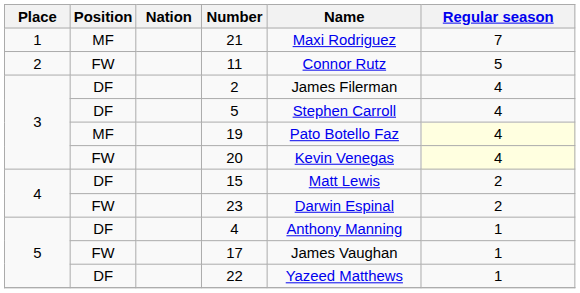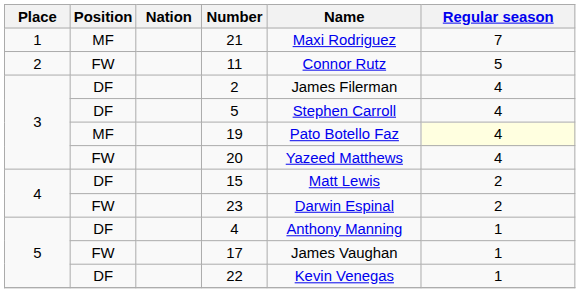(344, 158) Kevin Venegas -> (344, 158) Yazeed Matthews
(498, 158) lightyellow background -> (498, 158) no background
(344, 276) Yazeed Matthews -> (344, 276) Kevin Venegas
